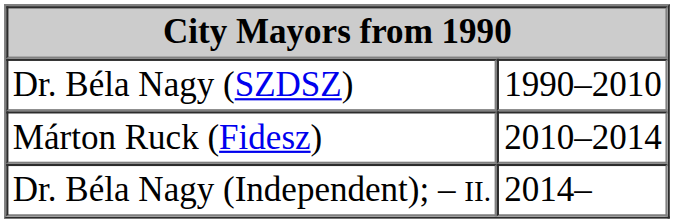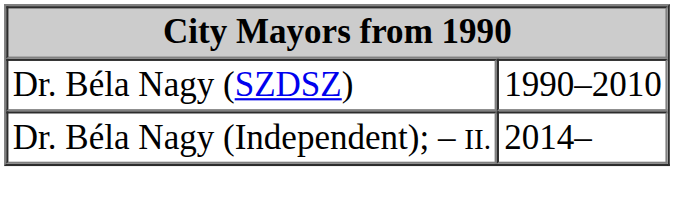- row: (168, 136)
